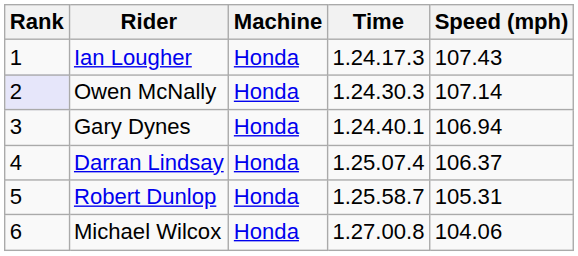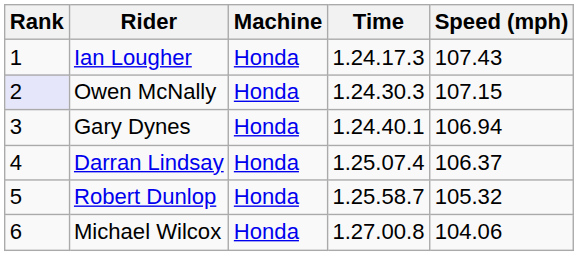(468, 92) 107.14 -> (468, 92) 107.15
(468, 197) 105.31 -> (468, 197) 105.32
